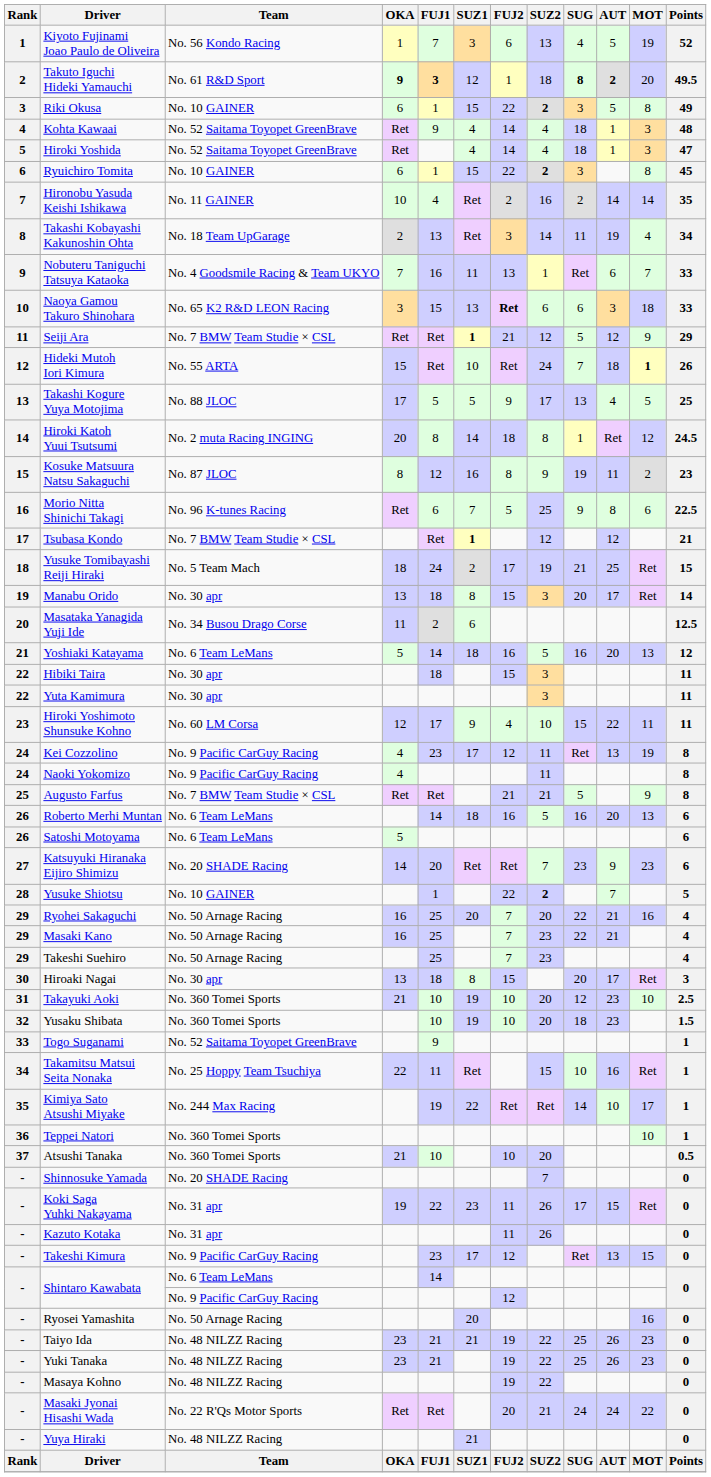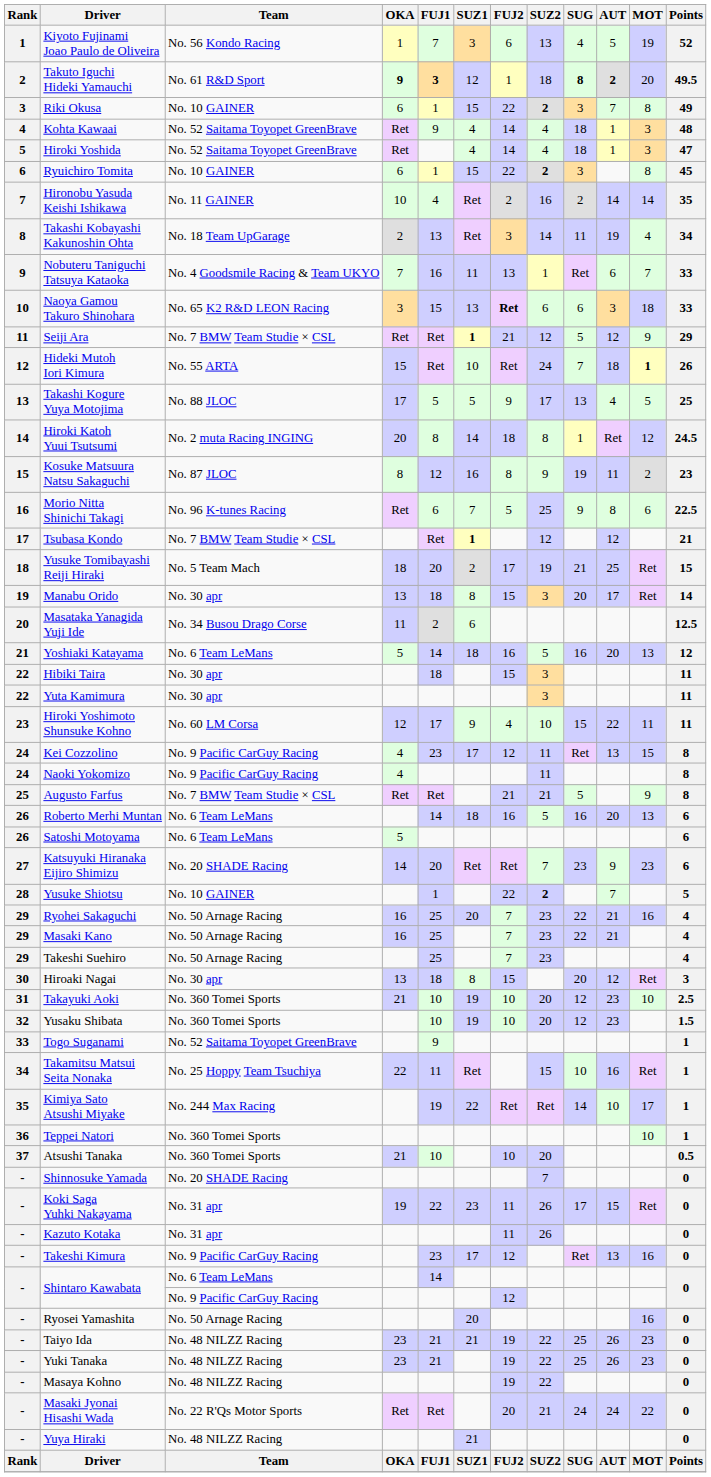(613, 107) 5 -> (613, 107) 7
(436, 567) 24 -> (436, 567) 20
(648, 752) 19 -> (648, 752) 15
(545, 915) 20 -> (545, 915) 23
(613, 978) 17 -> (613, 978) 12
(580, 1020) 18 -> (580, 1020) 12
(648, 1255) 15 -> (648, 1255) 16
